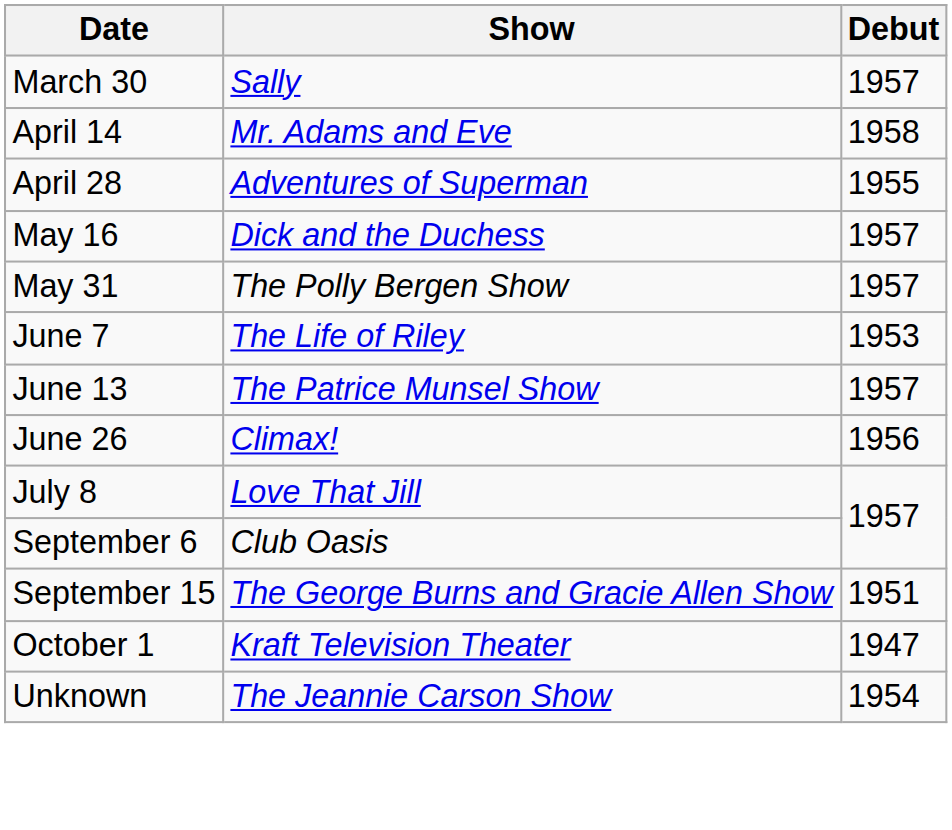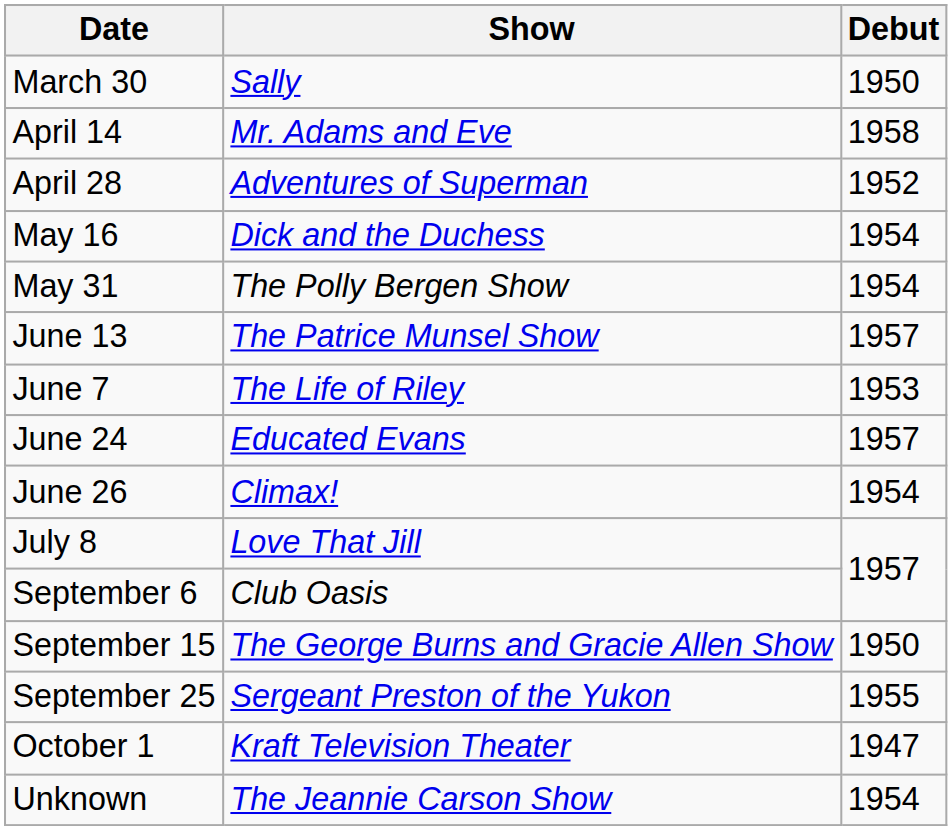(884, 81) 1957 -> (884, 81) 1950
(884, 183) 1955 -> (884, 183) 1952
(884, 235) 1957 -> (884, 235) 1954
(884, 286) 1957 -> (884, 286) 1954
rows swapped: (61, 337) <-> (70, 388)
+ row: (70, 440)
(884, 440) 1956 -> (884, 491) 1954
(884, 593) 1951 -> (884, 645) 1950
+ row: (114, 696)
